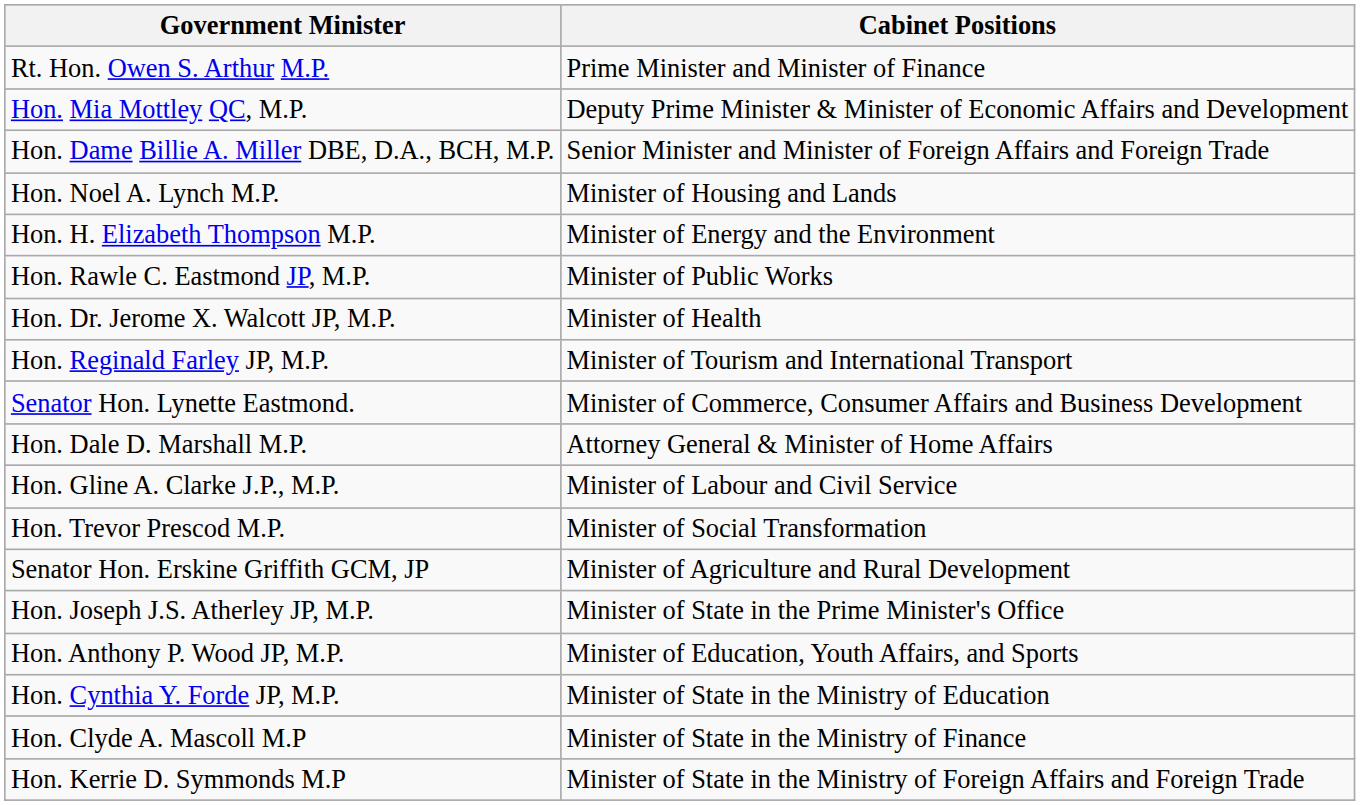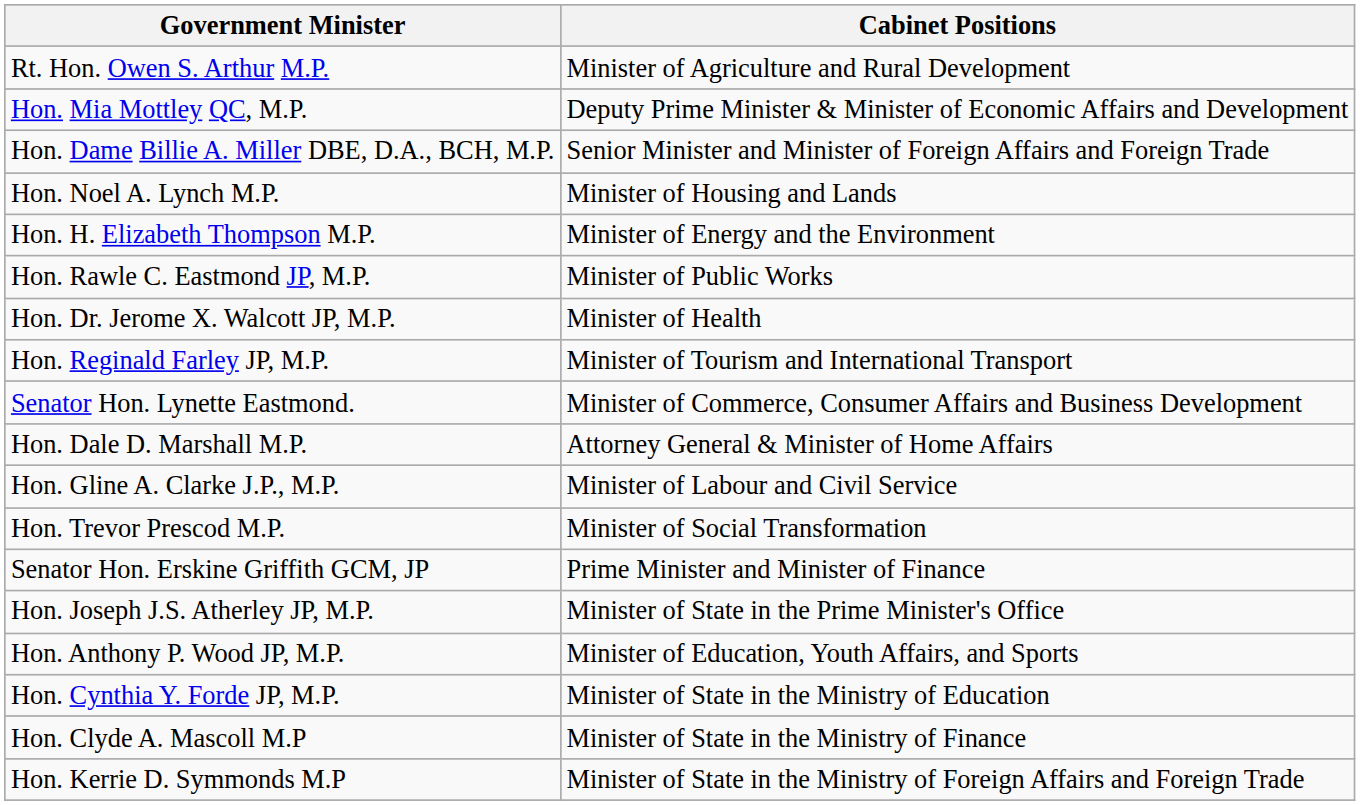(776, 67) Prime Minister and Minister of Finance -> (818, 67) Minister of Agriculture and Rural Development
(818, 569) Minister of Agriculture and Rural Development -> (776, 569) Prime Minister and Minister of Finance
